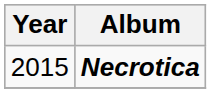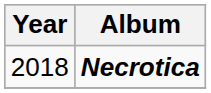(40, 66) 2015 -> (40, 66) 2018
